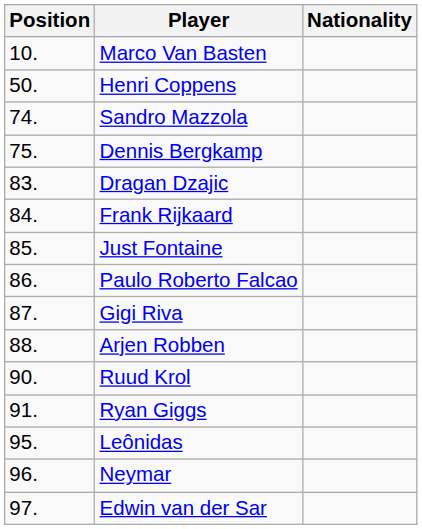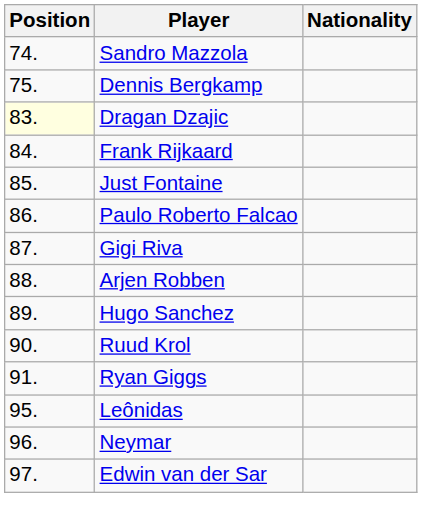- row: (183, 53)
- row: (168, 85)
(24, 183) no background -> (24, 118) lightyellow background
+ row: (167, 313)
